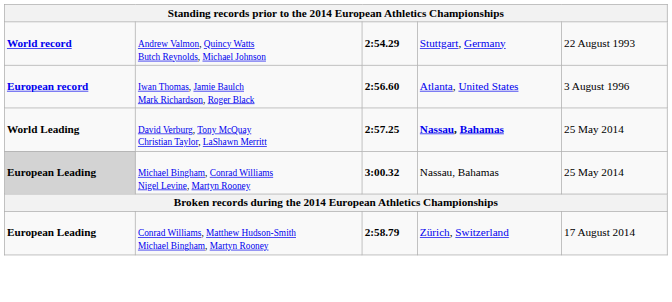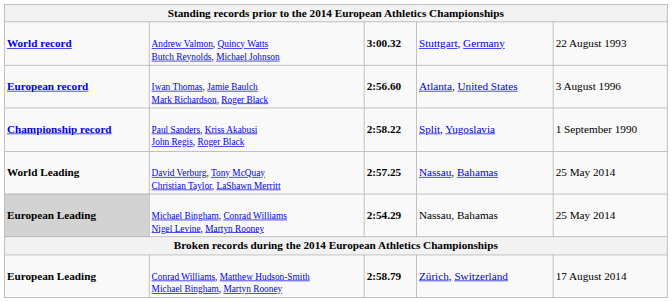(382, 43) 2:54.29 -> (384, 43) 3:00.32
+ row: (204, 136)
(462, 129) bold -> (458, 172) normal
(382, 172) 3:00.32 -> (384, 215) 2:54.29
